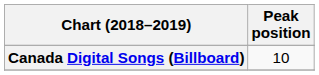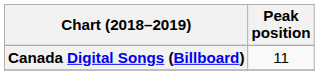(281, 57) 10 -> (281, 57) 11
